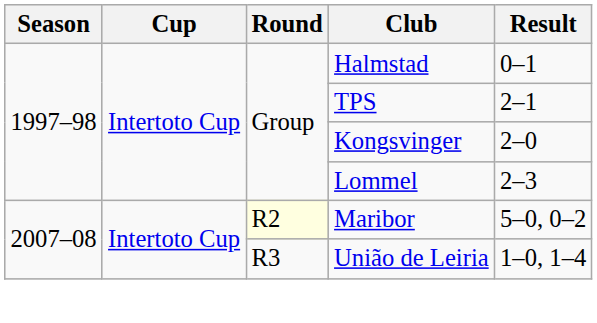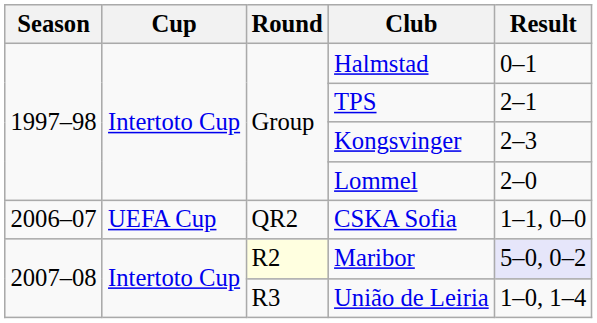(519, 141) 2–0 -> (519, 141) 2–3
(519, 180) 2–3 -> (519, 180) 2–0
+ row: (395, 219)
(543, 219) no background -> (543, 258) lavender background
